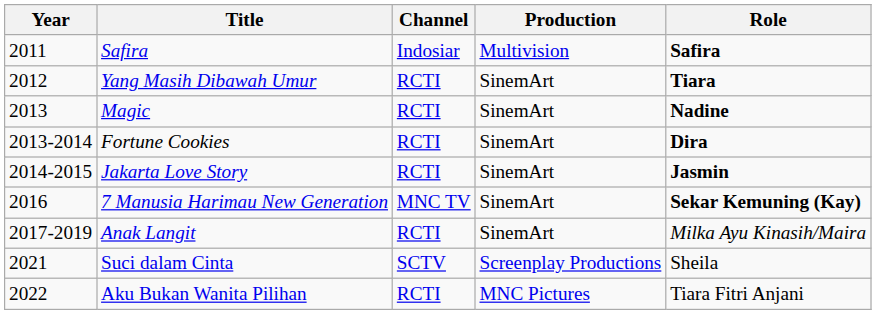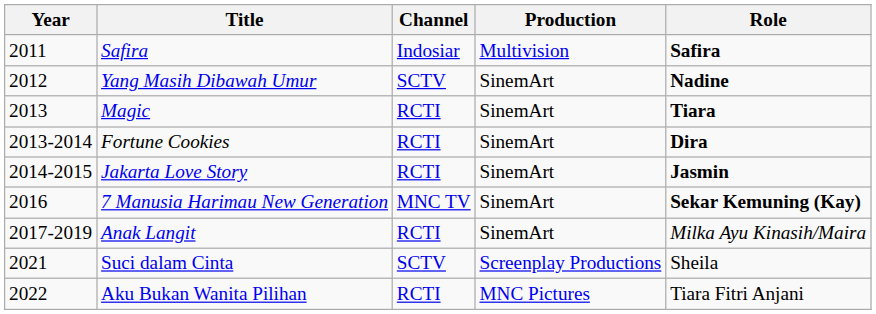(419, 80) RCTI -> (421, 80) SCTV
(693, 80) Tiara -> (700, 80) Nadine
(700, 111) Nadine -> (693, 111) Tiara
